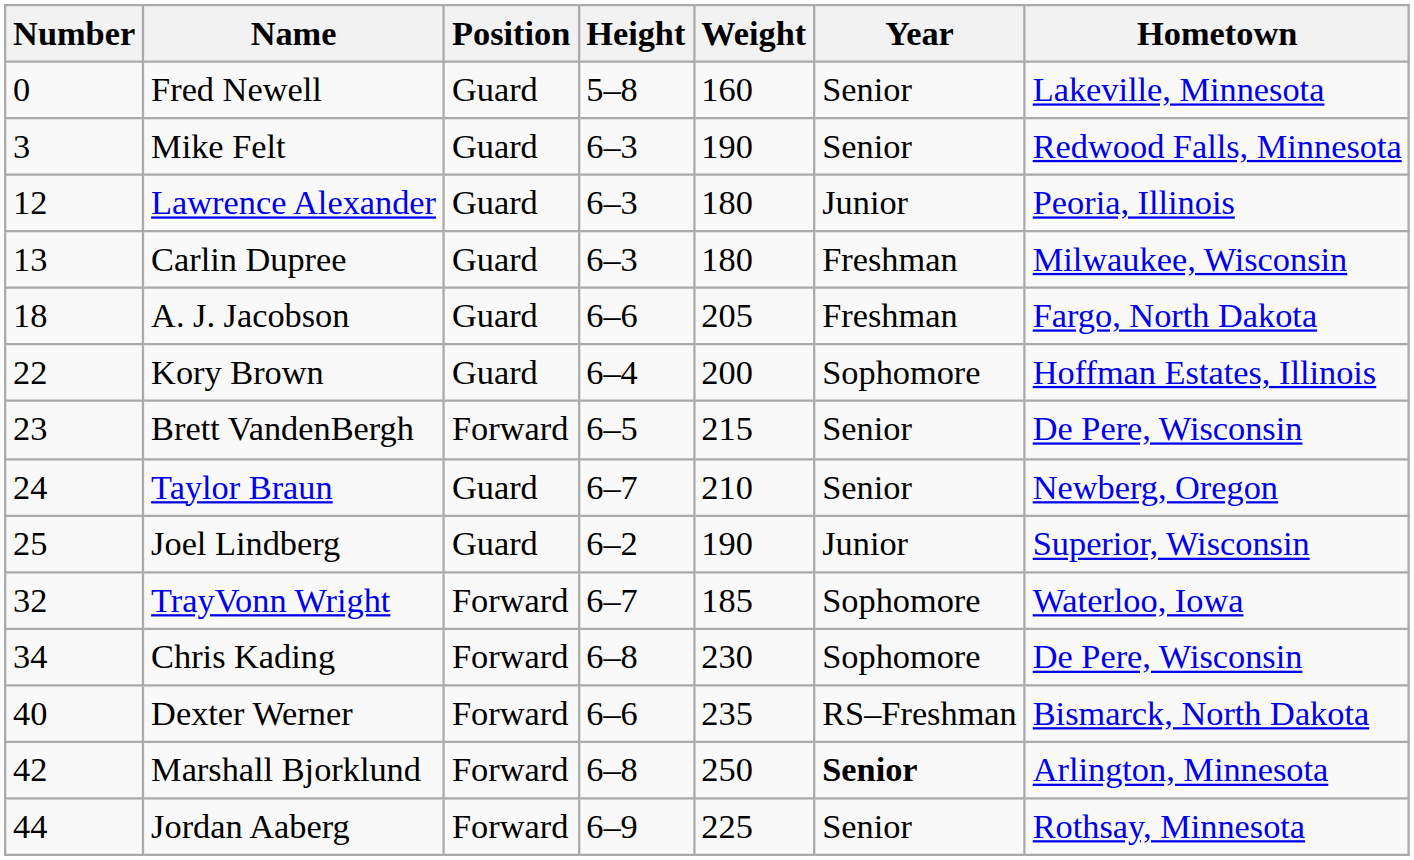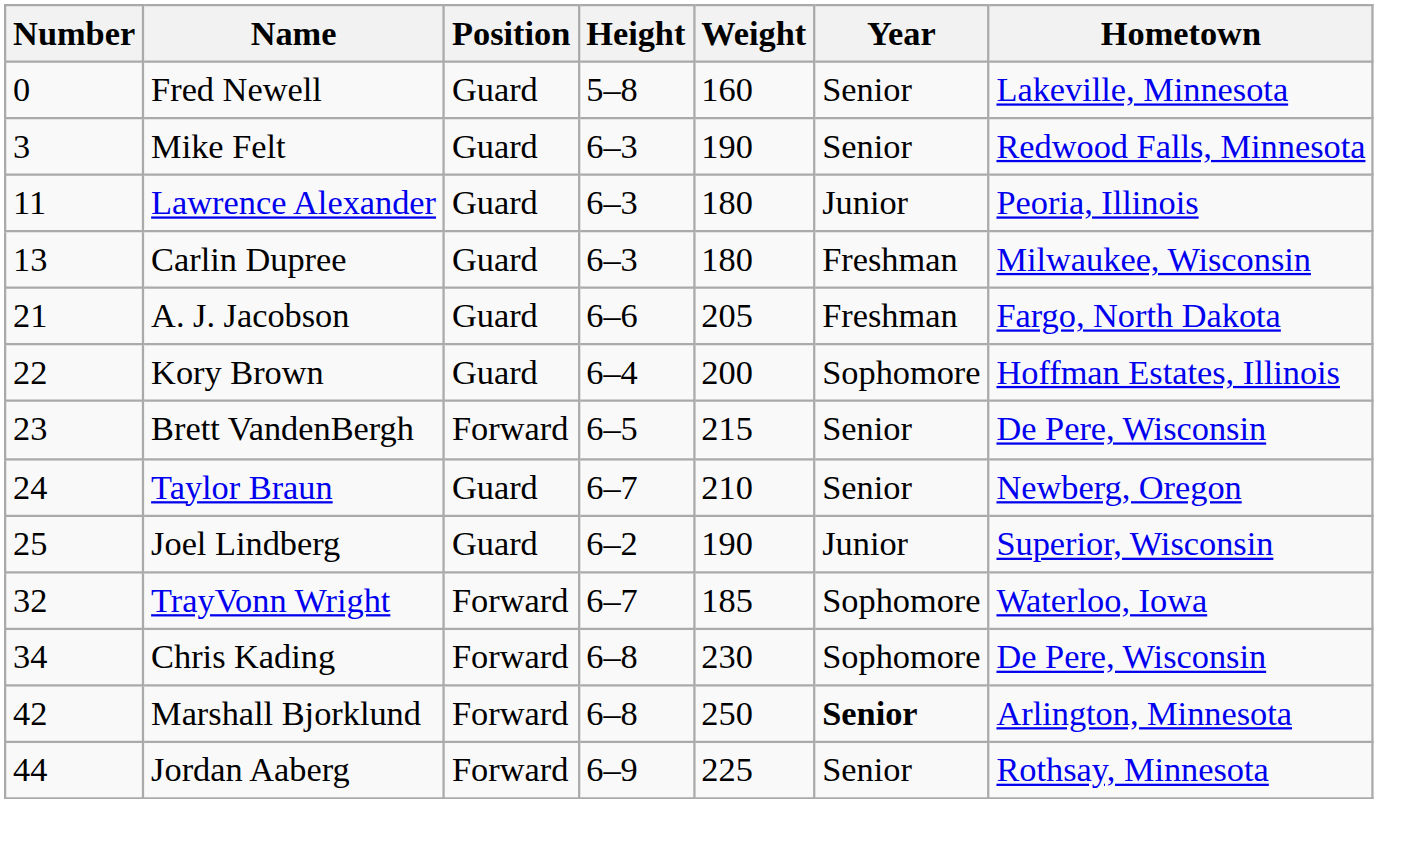(30, 202) 12 -> (30, 202) 11
(30, 316) 18 -> (30, 316) 21
- row: (252, 712)
